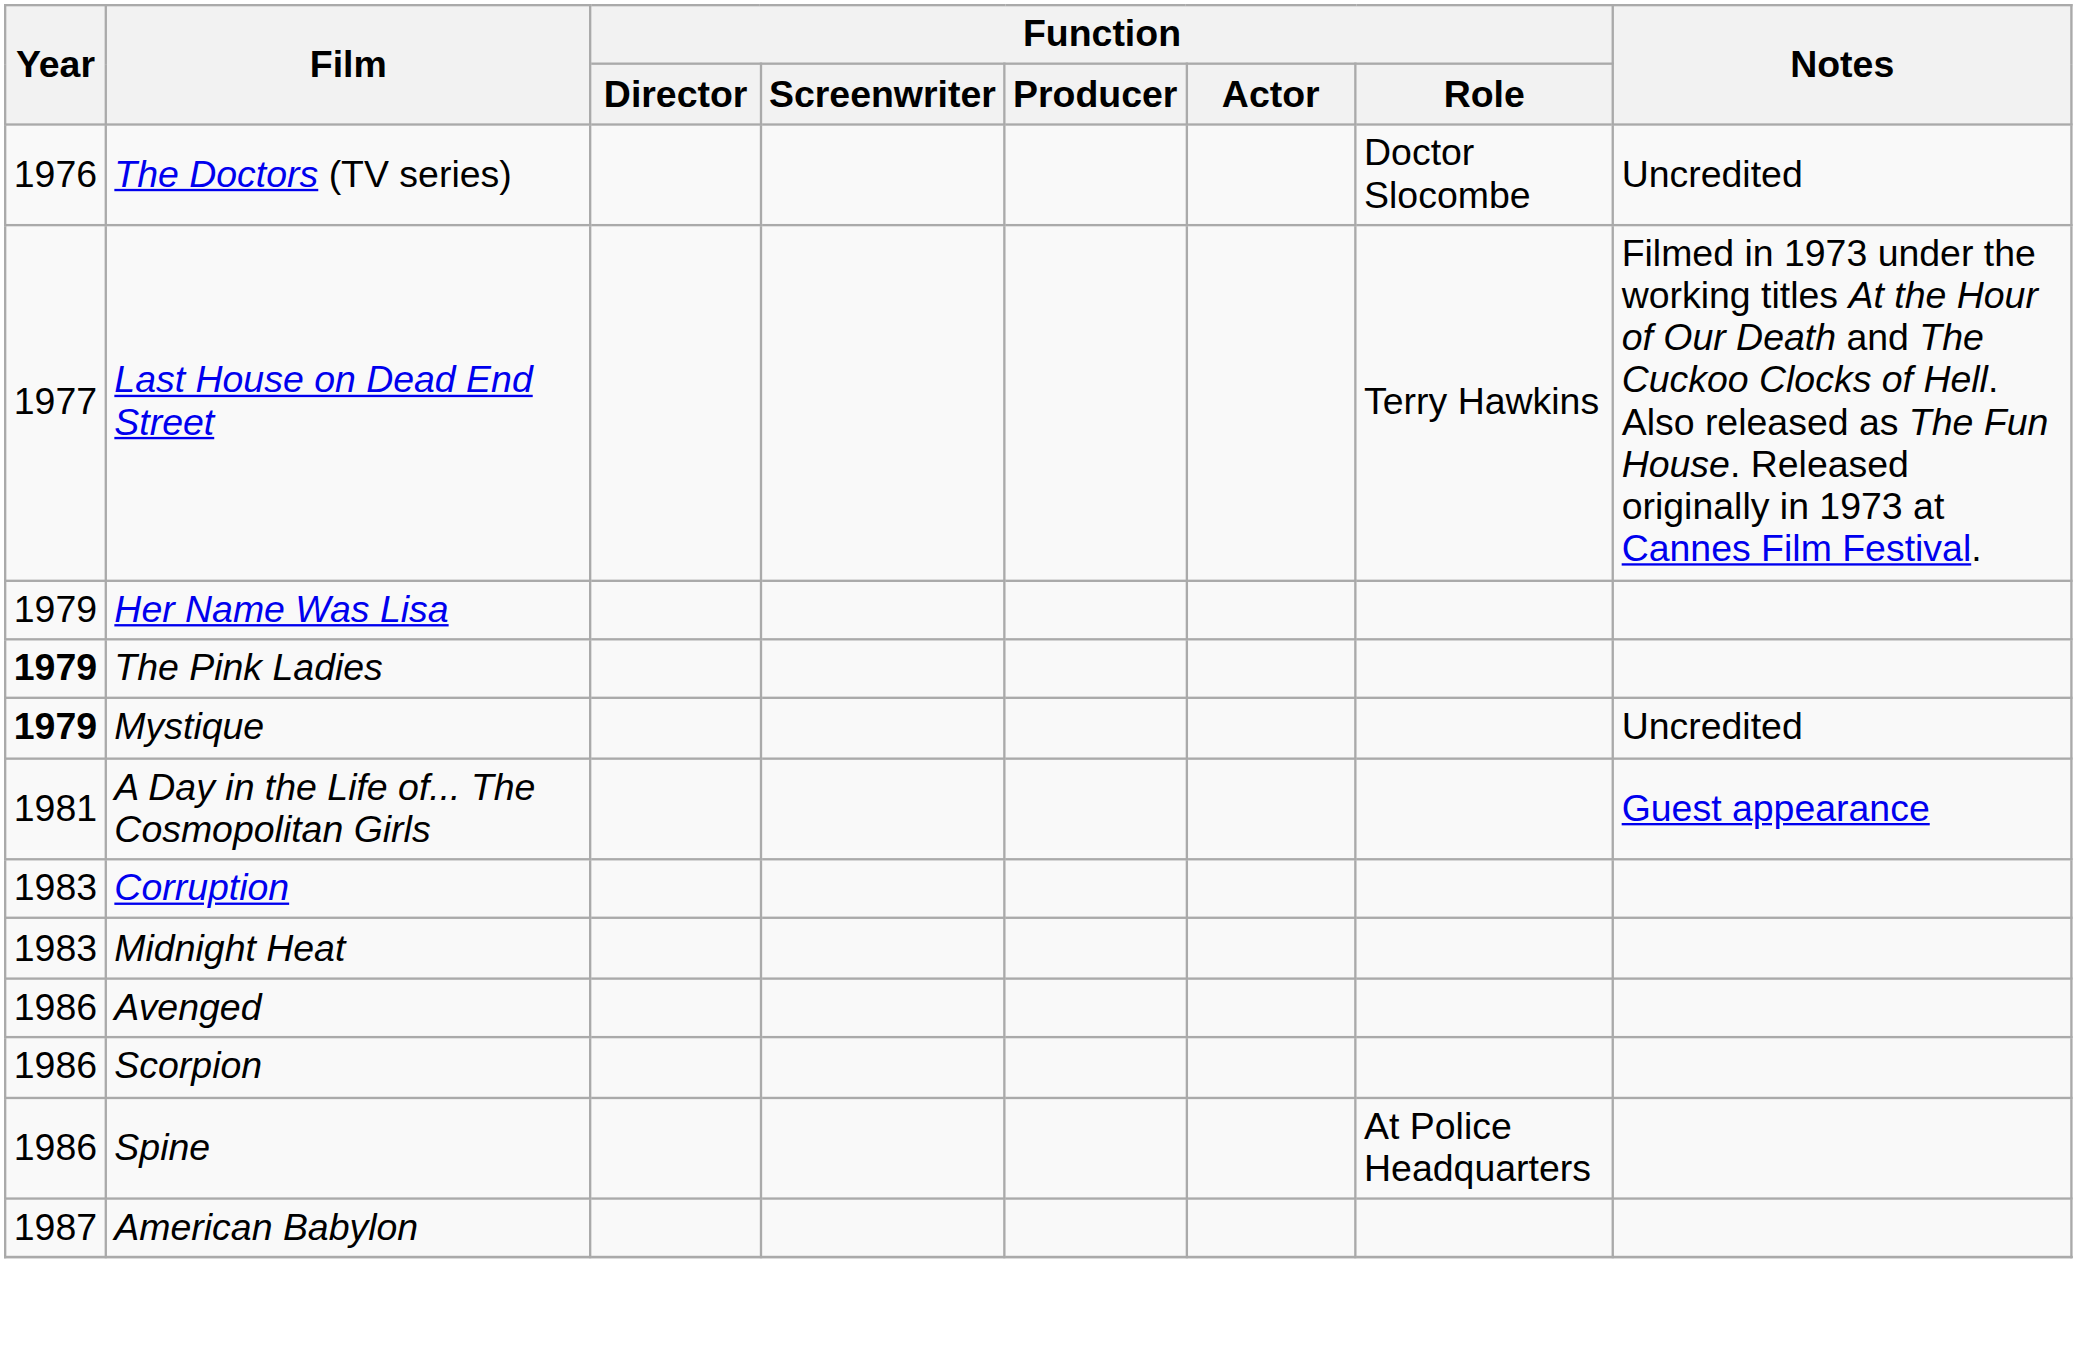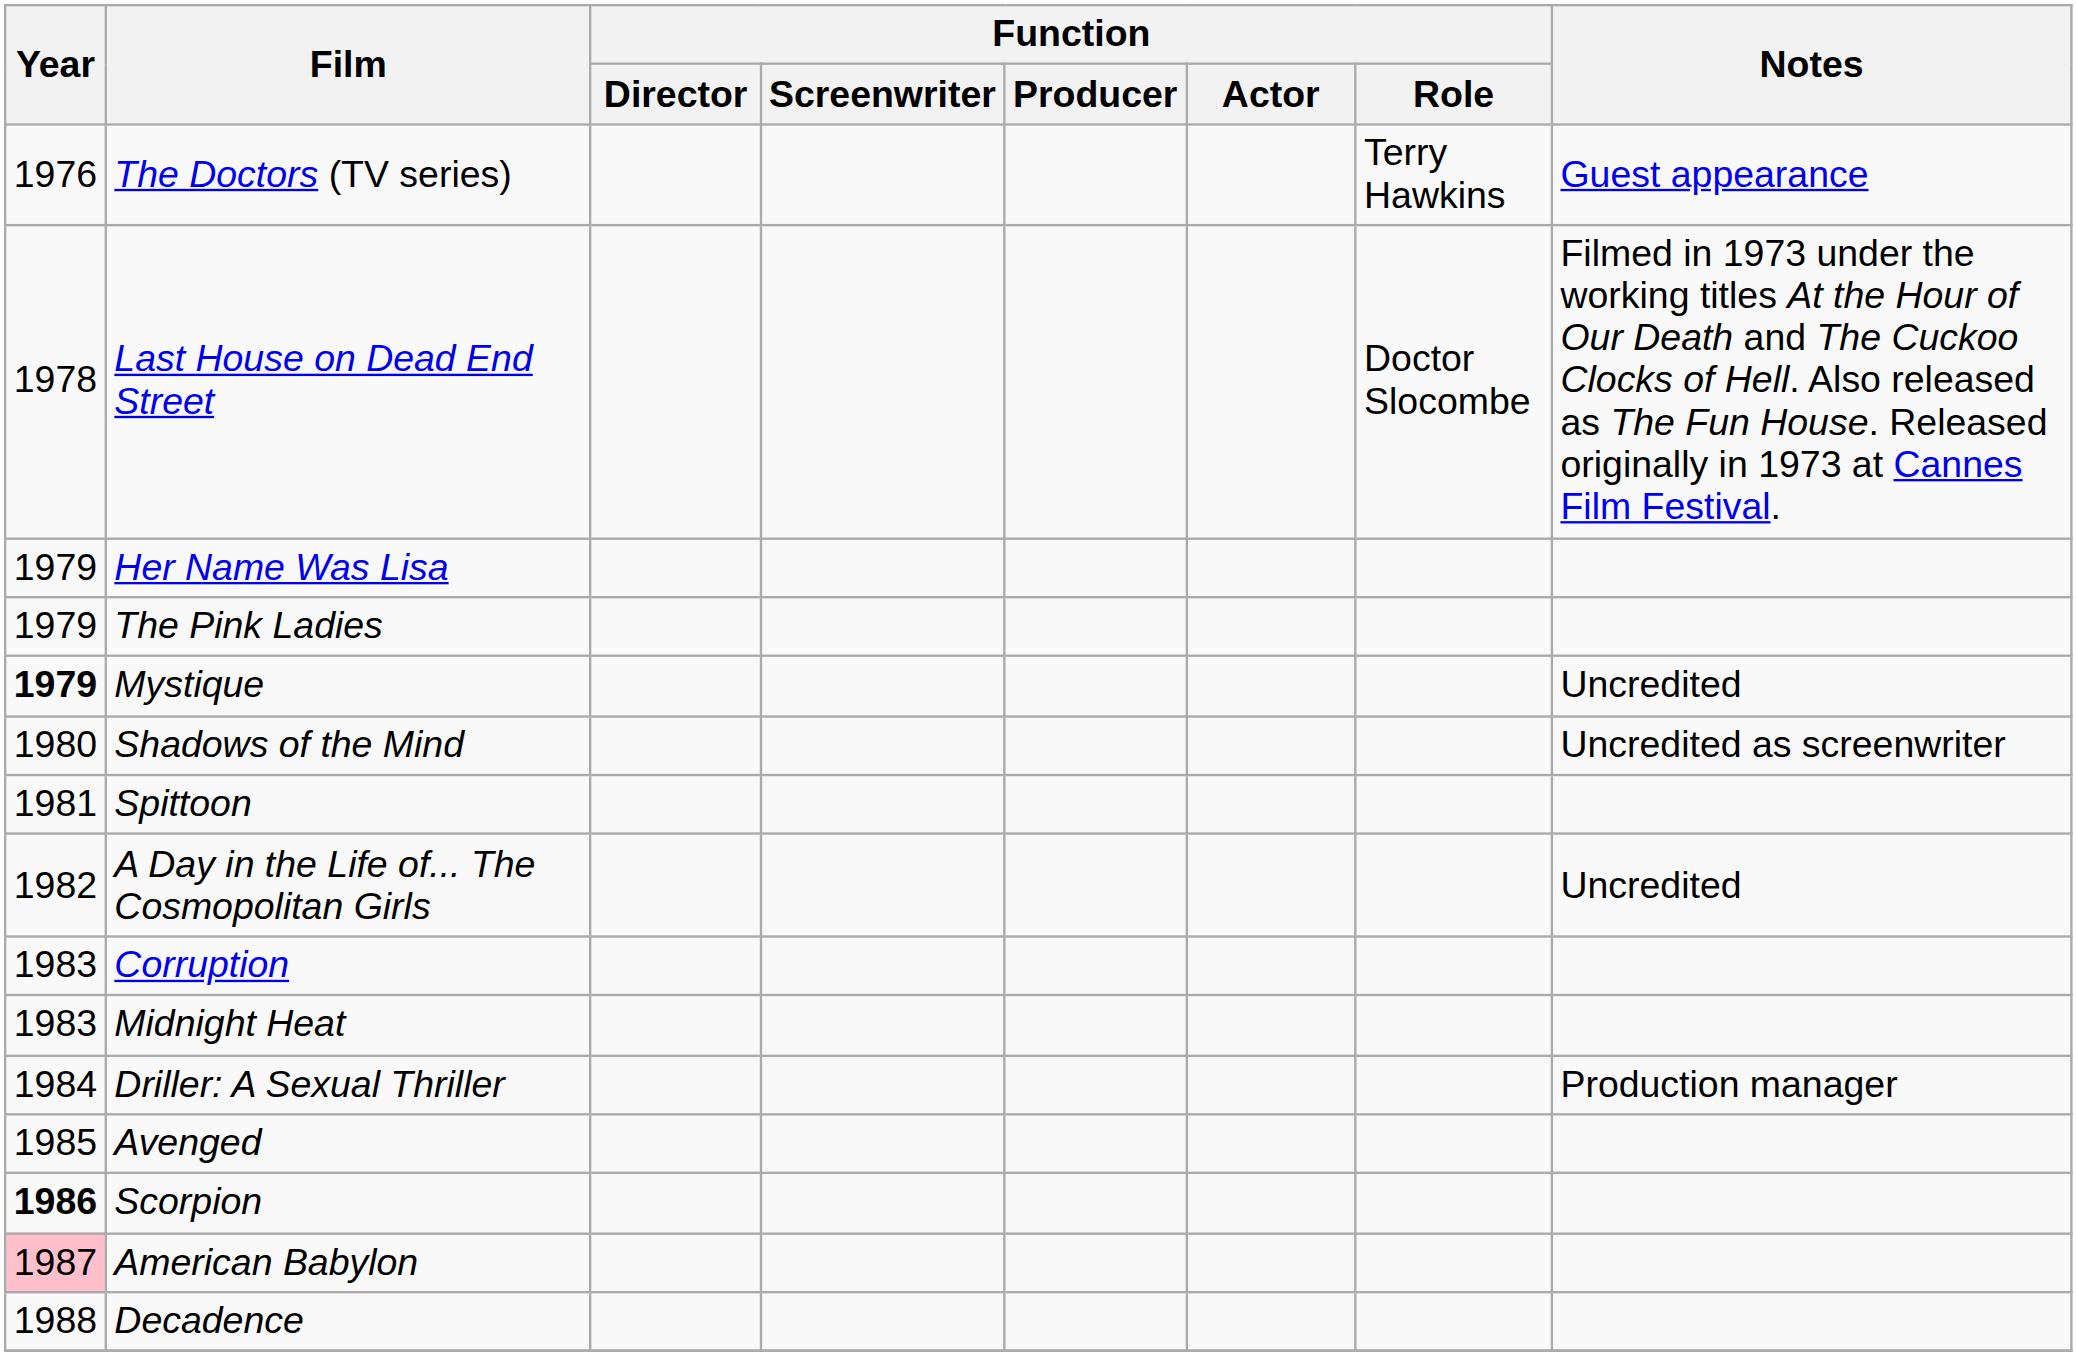(1447, 174) Doctor Slocombe -> (1435, 174) Terry Hawkins
(1712, 174) Uncredited -> (1715, 174) Guest appearance
(55, 401) 1977 -> (55, 380) 1978
(1482, 401) Terry Hawkins -> (1447, 380) Doctor Slocombe
(55, 668) bold -> (55, 625) normal
+ row: (289, 744)
+ row: (183, 804)
(55, 807) 1981 -> (55, 884) 1982
(1776, 807) Guest appearance -> (1651, 884) Uncredited
+ row: (310, 1083)
(55, 1007) 1986 -> (55, 1143) 1985
(55, 1066) normal -> (55, 1202) bold
- row: (162, 1146)
(55, 1227) no background -> (55, 1261) pink background
+ row: (209, 1321)
